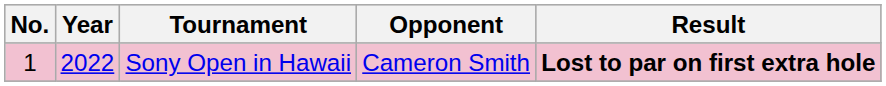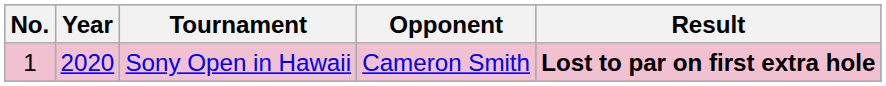(87, 62) 2022 -> (87, 62) 2020
